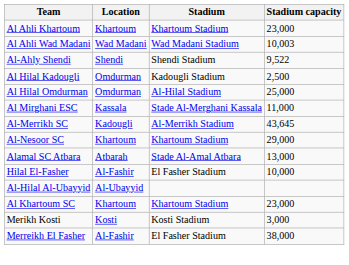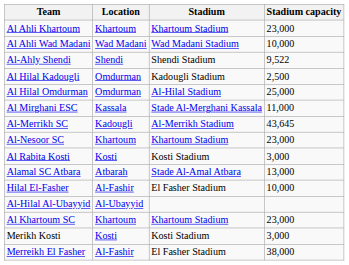(280, 44) 10,003 -> (280, 44) 10,000
(280, 140) 29,000 -> (280, 140) 23,000
+ row: (38, 156)
